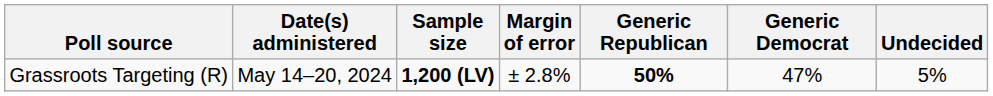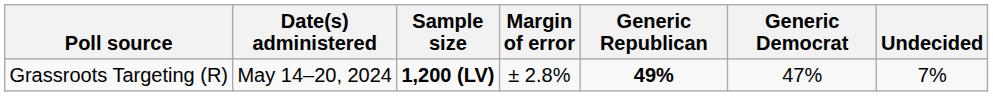(654, 75) 50% -> (654, 75) 49%
(932, 75) 5% -> (932, 75) 7%
